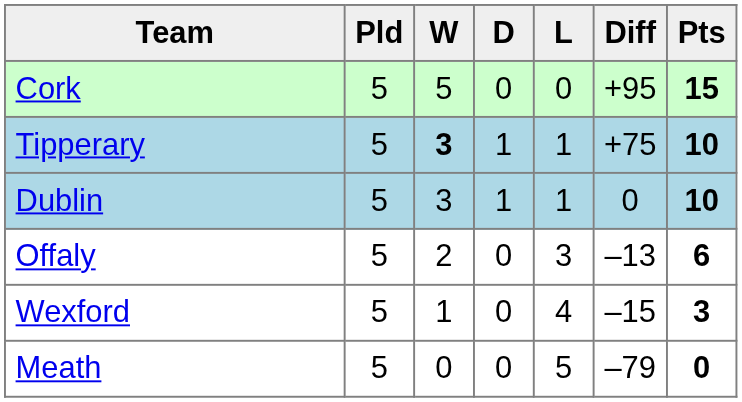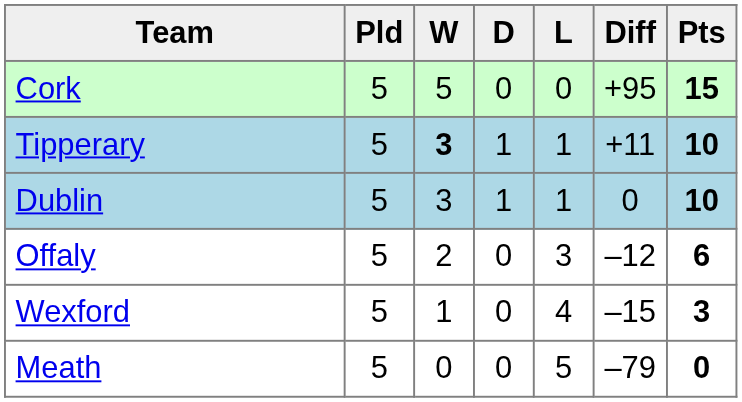(630, 144) +75 -> (630, 144) +11
(630, 256) –13 -> (630, 256) –12
